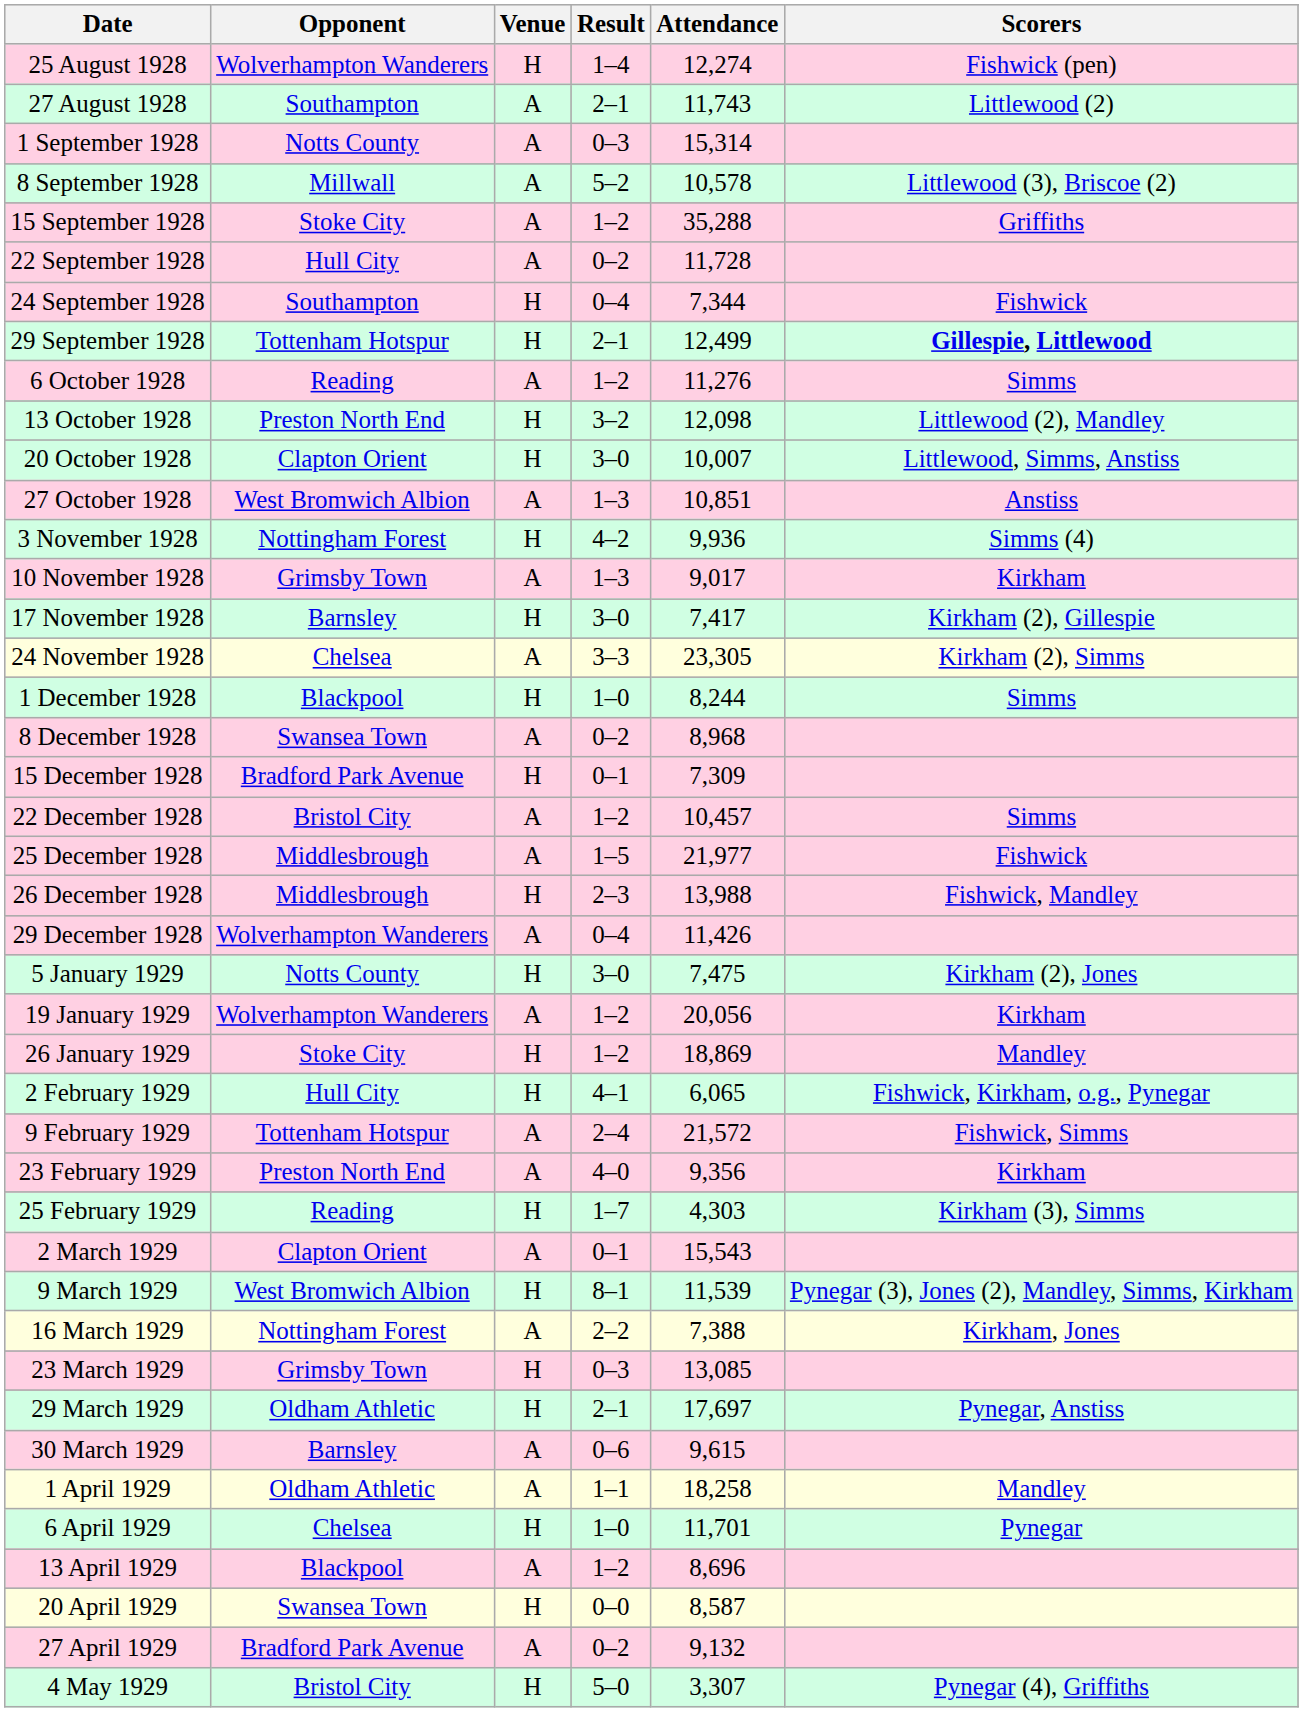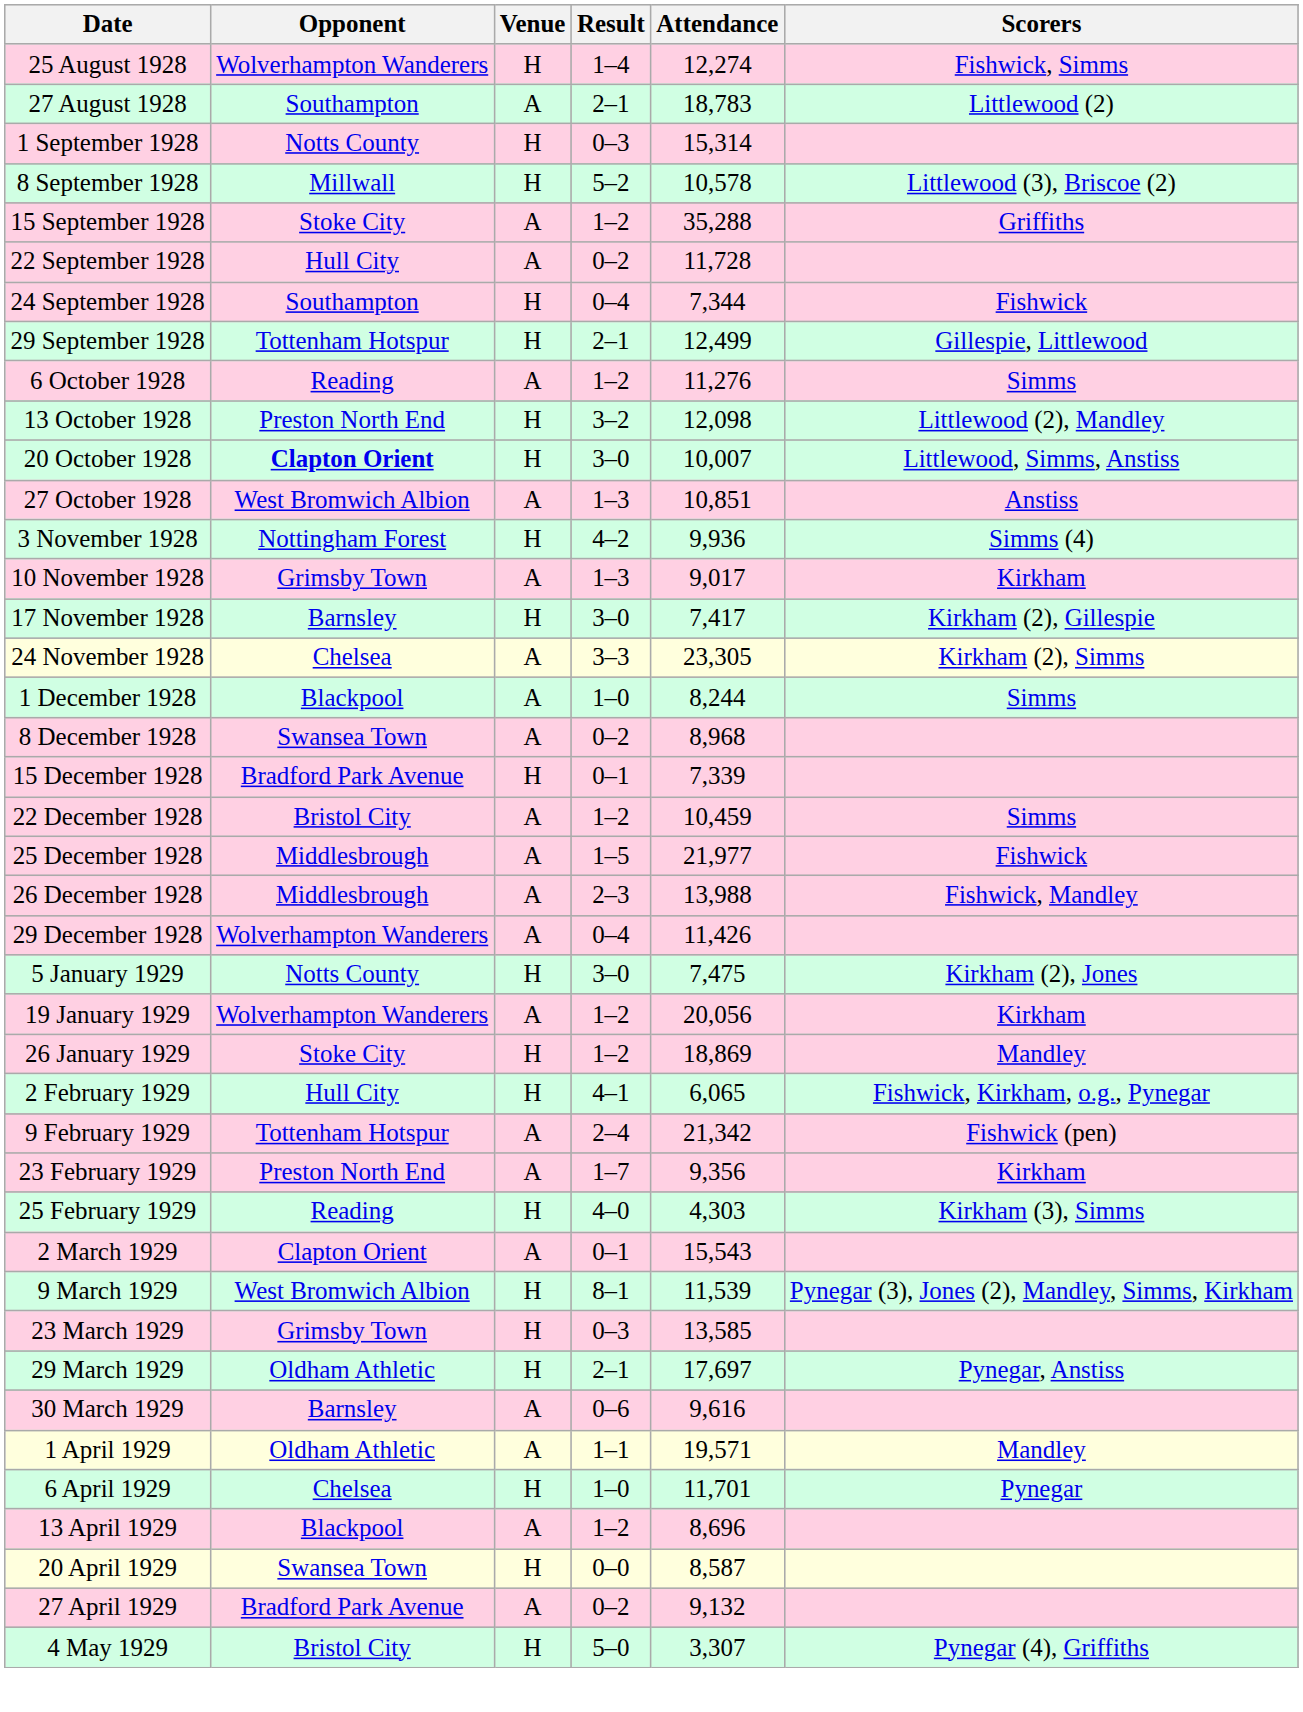(1041, 63) Fishwick (pen) -> (1041, 63) Fishwick, Simms
(717, 103) 11,743 -> (717, 103) 18,783
(533, 143) A -> (533, 143) H
(533, 182) A -> (533, 182) H
(1041, 340) bold -> (1041, 340) normal
(352, 459) normal -> (352, 459) bold
(533, 697) H -> (533, 697) A
(717, 776) 7,309 -> (717, 776) 7,339
(717, 815) 10,457 -> (717, 815) 10,459
(533, 895) H -> (533, 895) A
(717, 1132) 21,572 -> (717, 1132) 21,342
(1041, 1132) Fishwick, Simms -> (1041, 1132) Fishwick (pen)
(611, 1172) 4–0 -> (611, 1172) 1–7
(611, 1211) 1–7 -> (611, 1211) 4–0
- row: (108, 1330)
(717, 1370) 13,085 -> (717, 1330) 13,585
(717, 1449) 9,615 -> (717, 1409) 9,616
(717, 1488) 18,258 -> (717, 1449) 19,571
